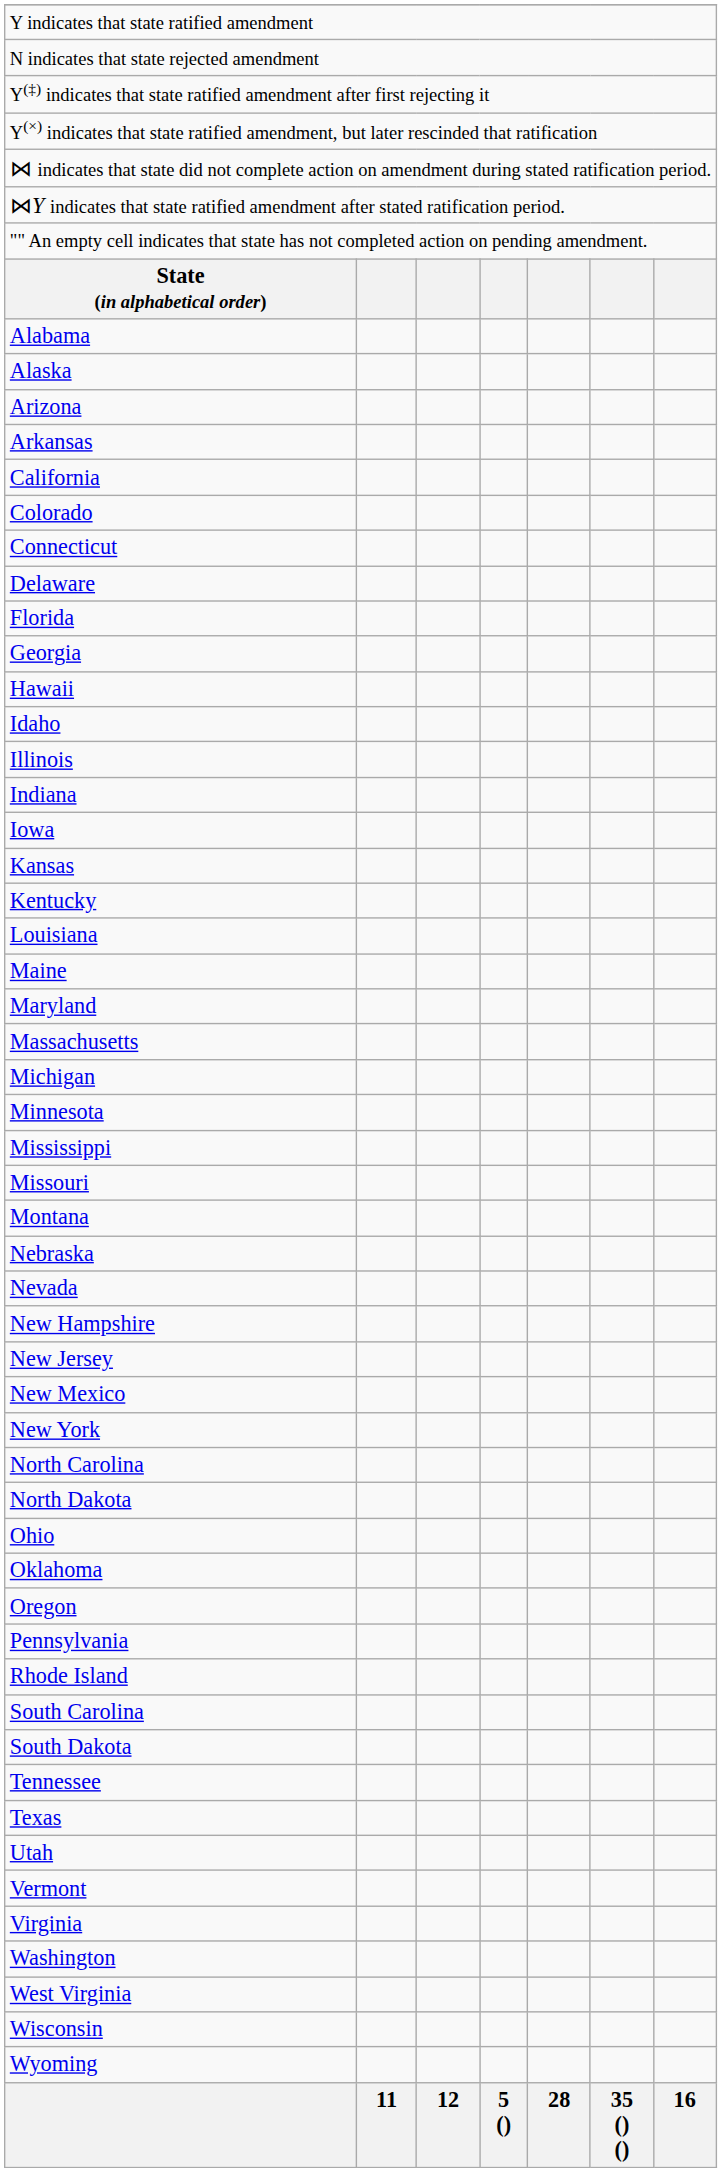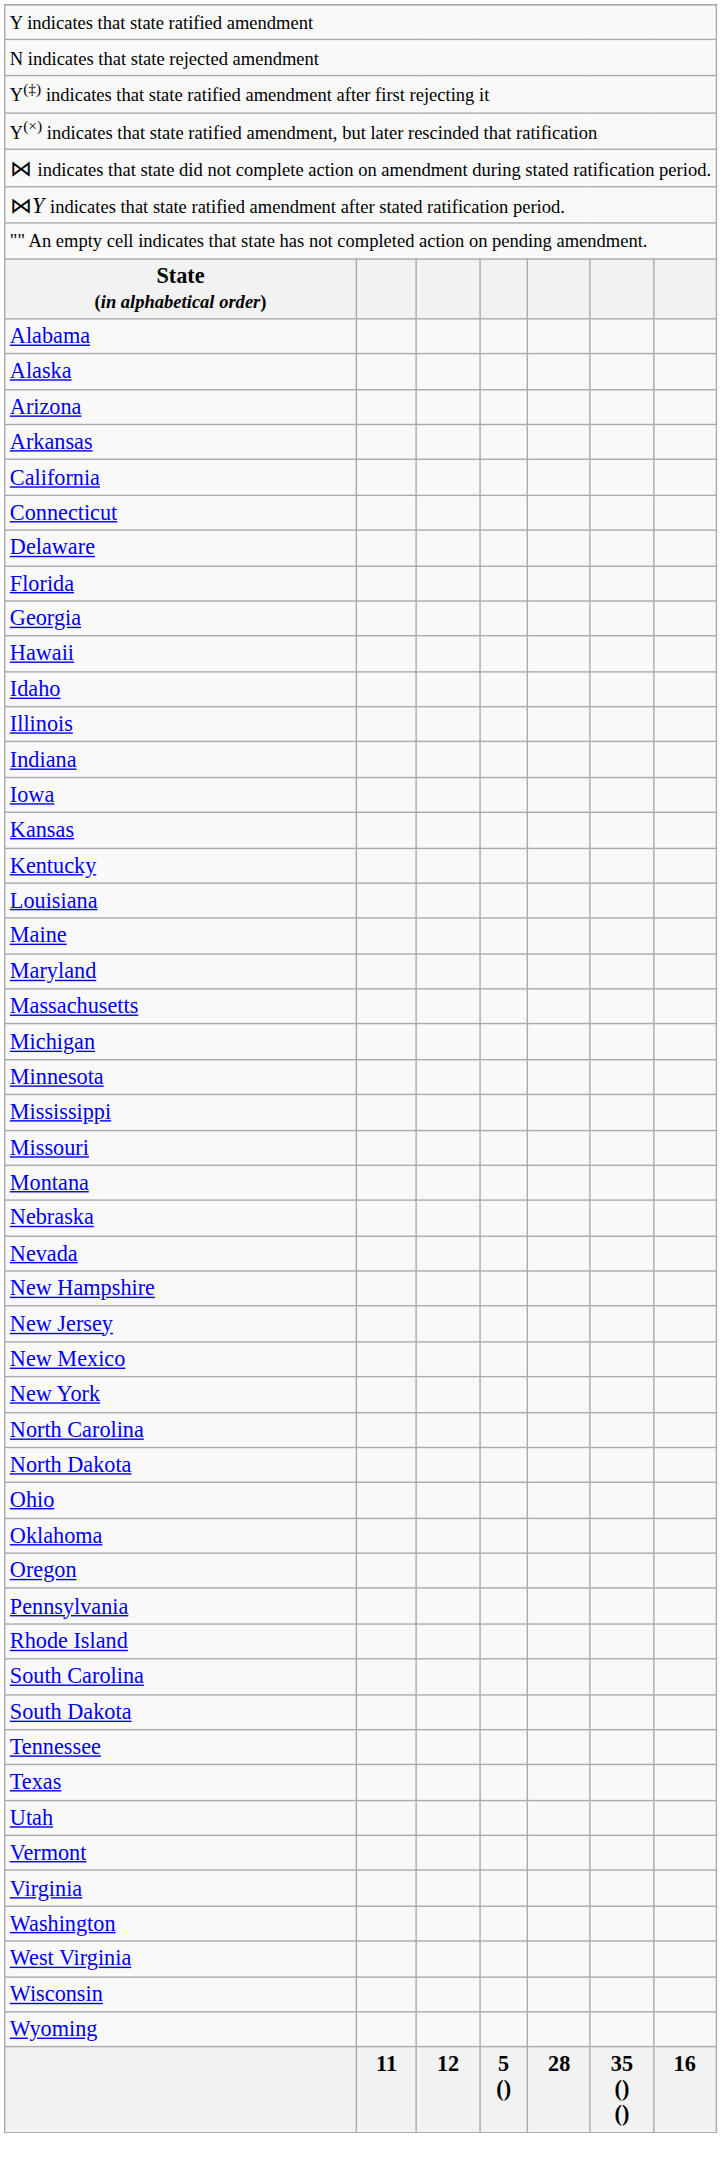- row: (51, 512)
